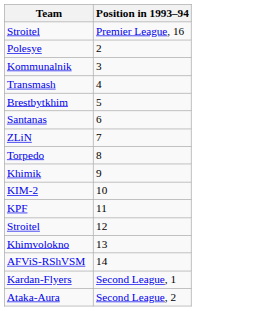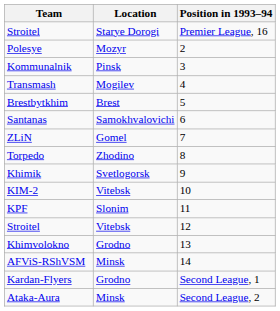+ column: (135, 13)
